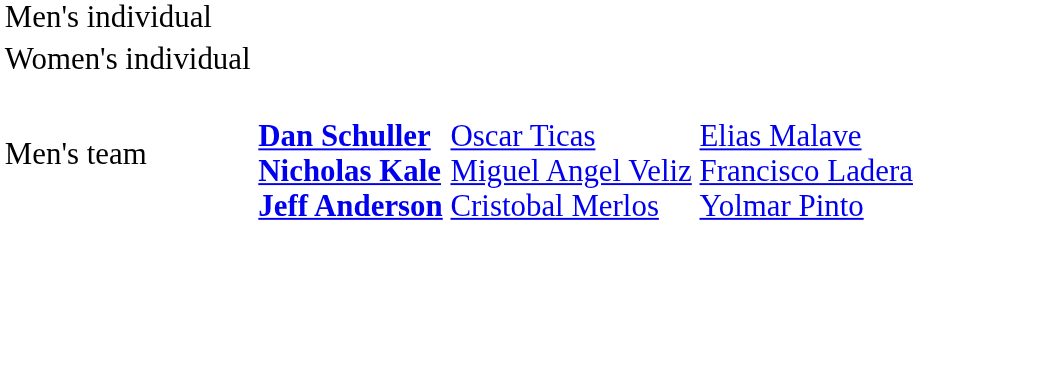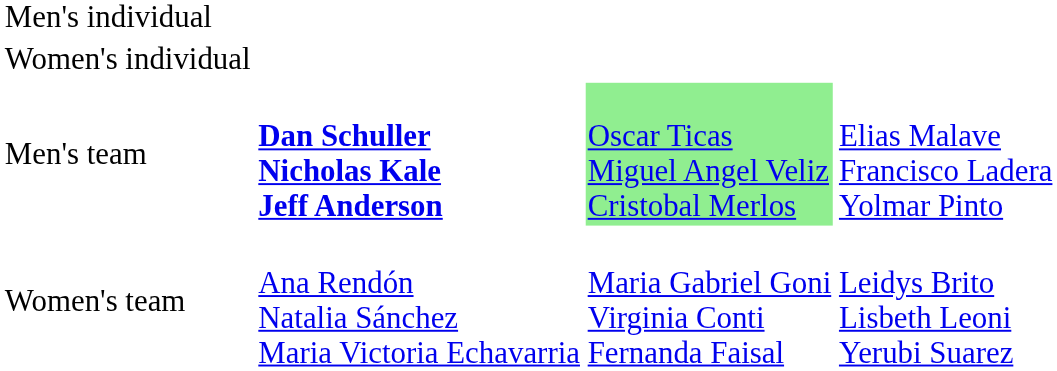(571, 171) no background -> (708, 171) lightgreen background
+ row: (95, 300)
